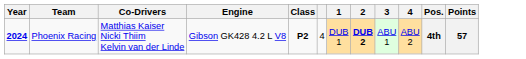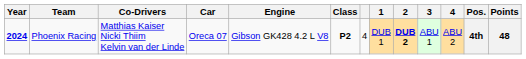+ column: (208, 11)
(462, 36) 57 -> (505, 36) 48
